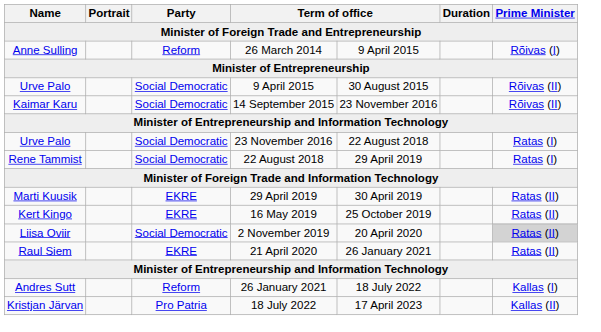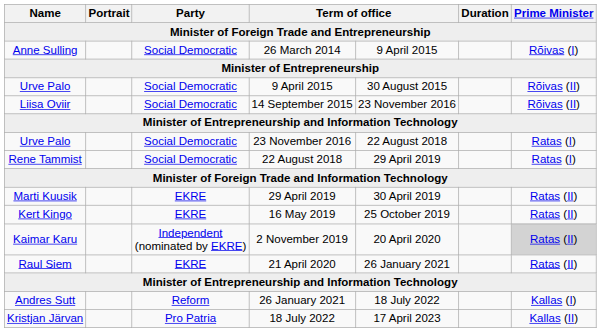(181, 50) Reform -> (191, 50) Social Democratic
(45, 104) Kaimar Karu -> (45, 104) Liisa Oviir
(45, 232) Liisa Oviir -> (45, 239) Kaimar Karu
(181, 232) Social Democratic -> (191, 239) Independent (nominated by EKRE)
